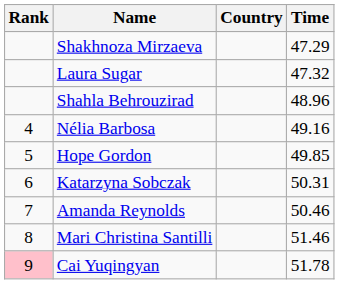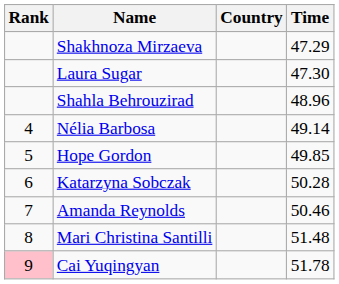(310, 73) 47.32 -> (310, 73) 47.30
(310, 127) 49.16 -> (310, 127) 49.14
(310, 182) 50.31 -> (310, 182) 50.28
(310, 237) 51.46 -> (310, 237) 51.48
